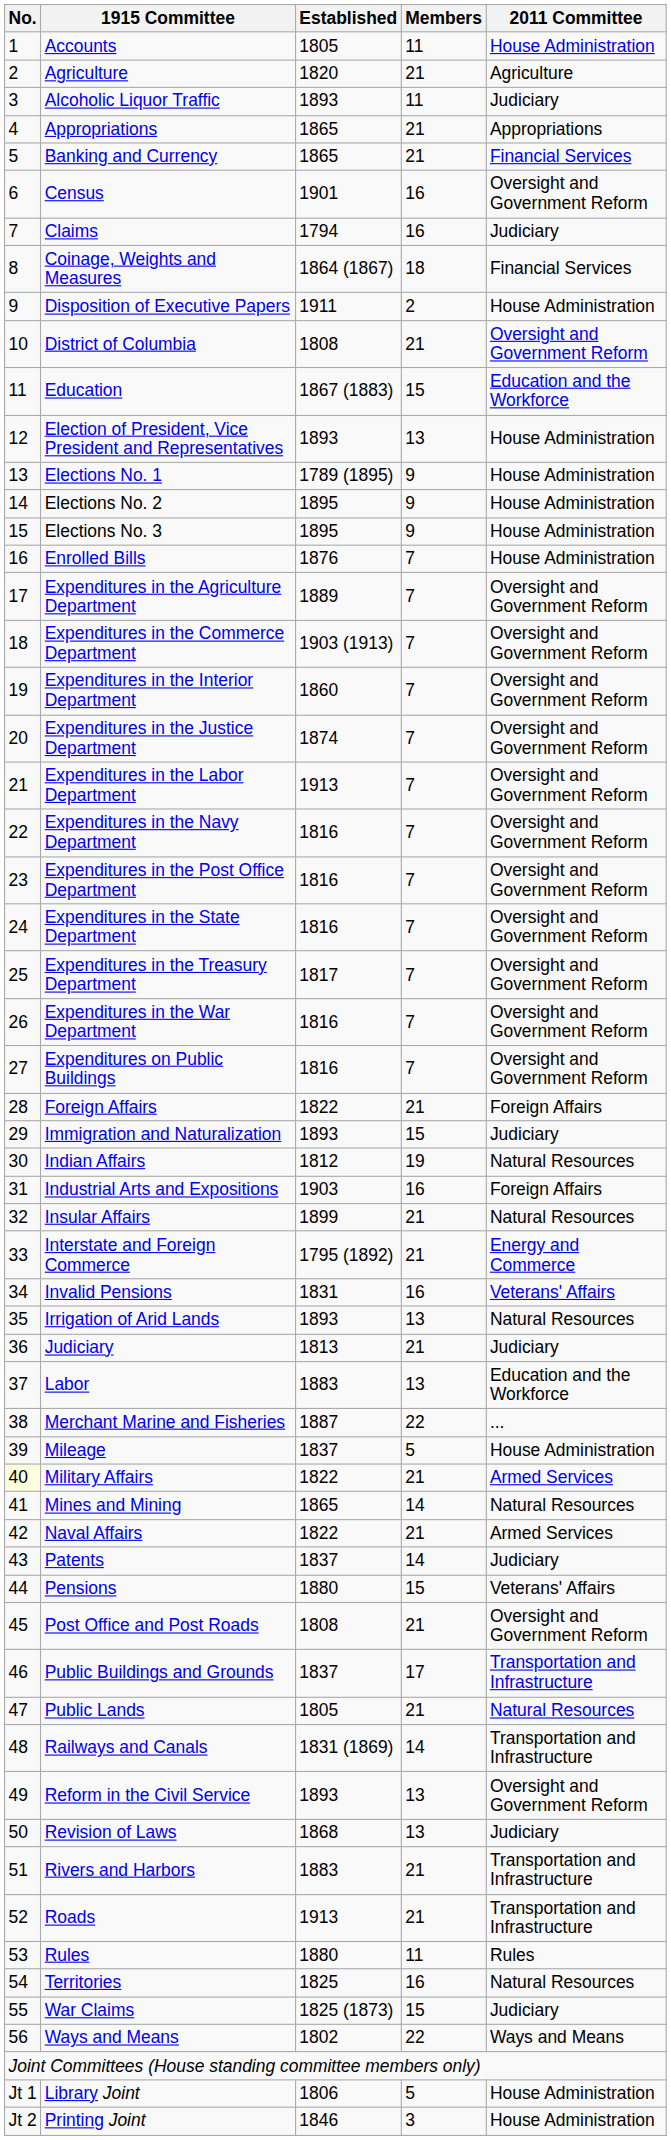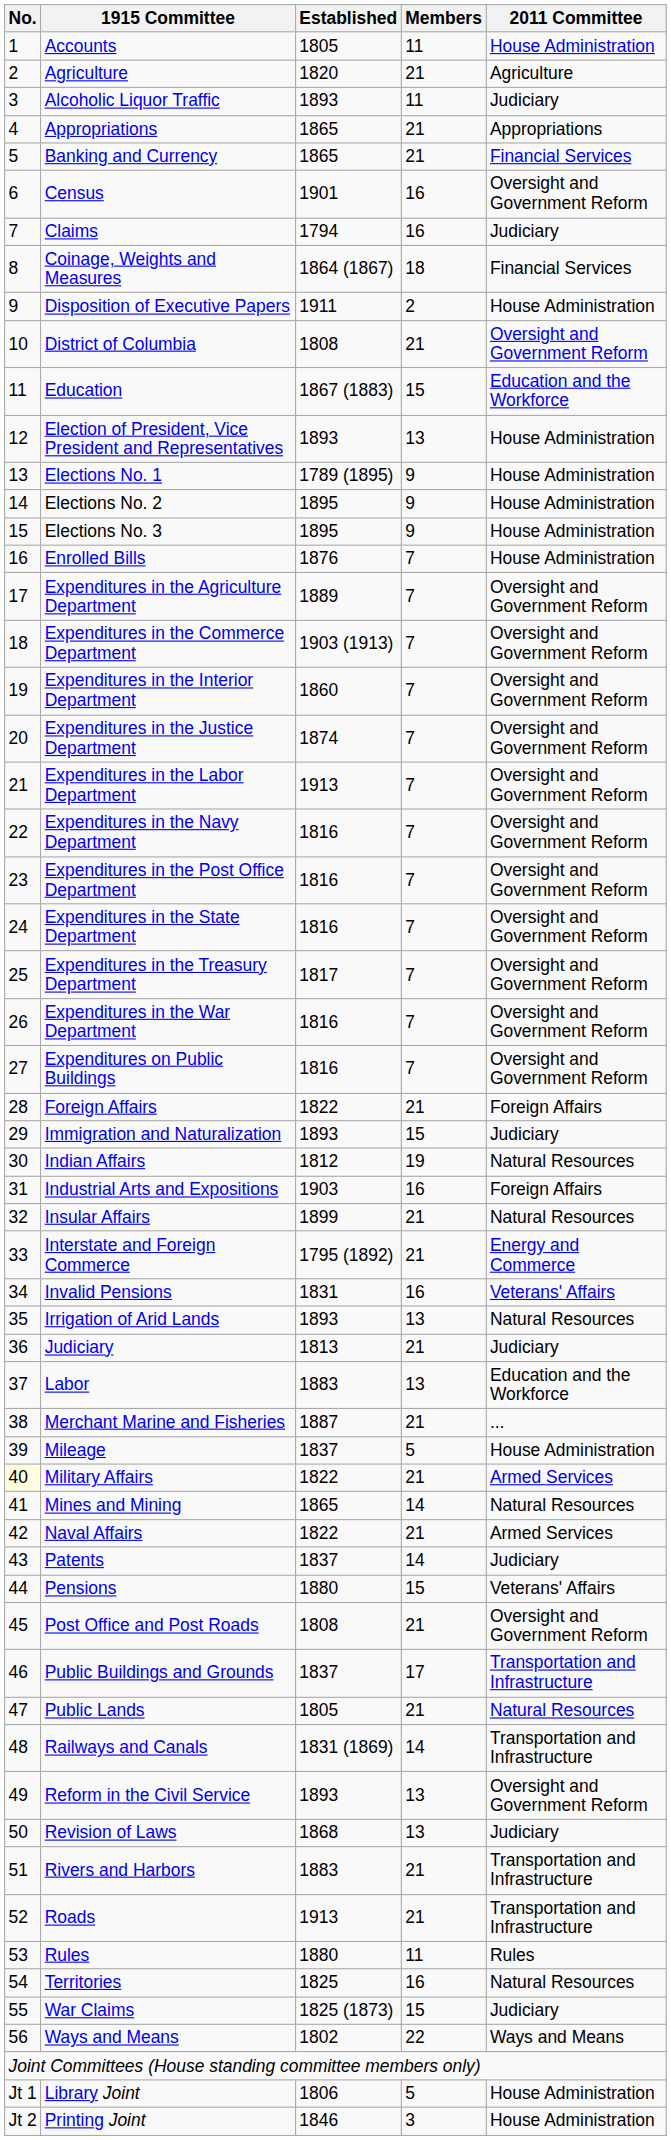(415, 1422) 22 -> (415, 1422) 21
